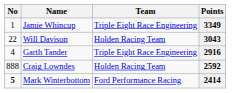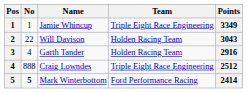+ column: (13, 11)
(146, 52) Triple Eight Race Engineering -> (146, 52) Holden Racing Team
(130, 66) Holden Racing Team -> (162, 66) Triple Eight Race Engineering
(212, 66) 2592 -> (229, 66) 2512
